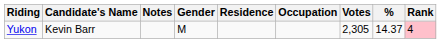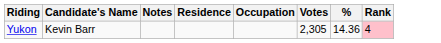- column: (196, 13)
(389, 30) 14.37 -> (347, 30) 14.36
